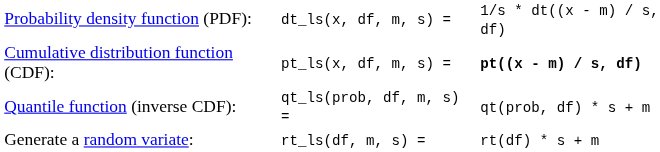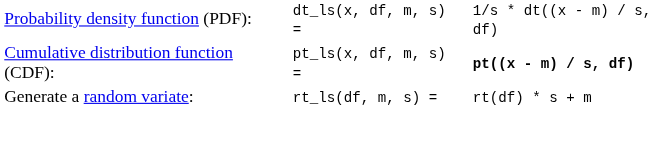- row: (120, 106)
